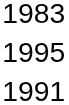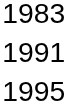rows swapped: (34, 91) <-> (34, 52)
